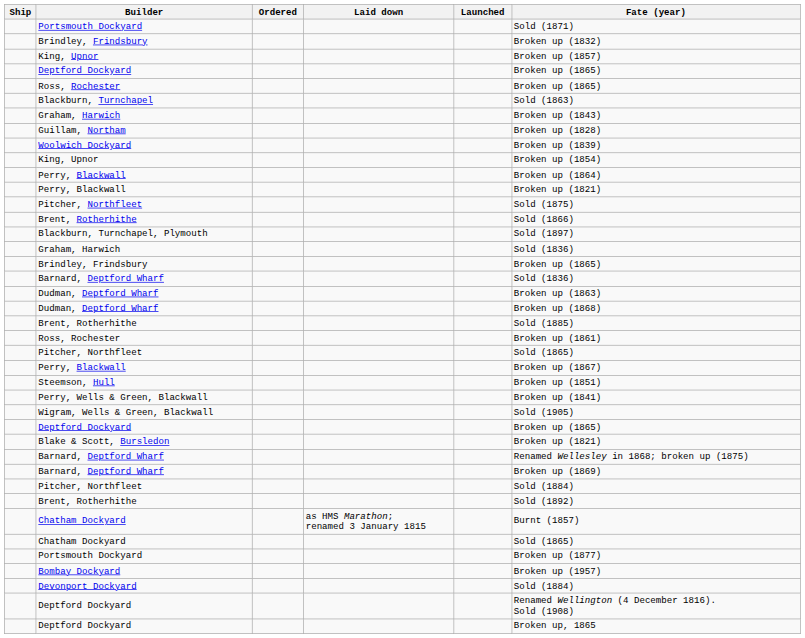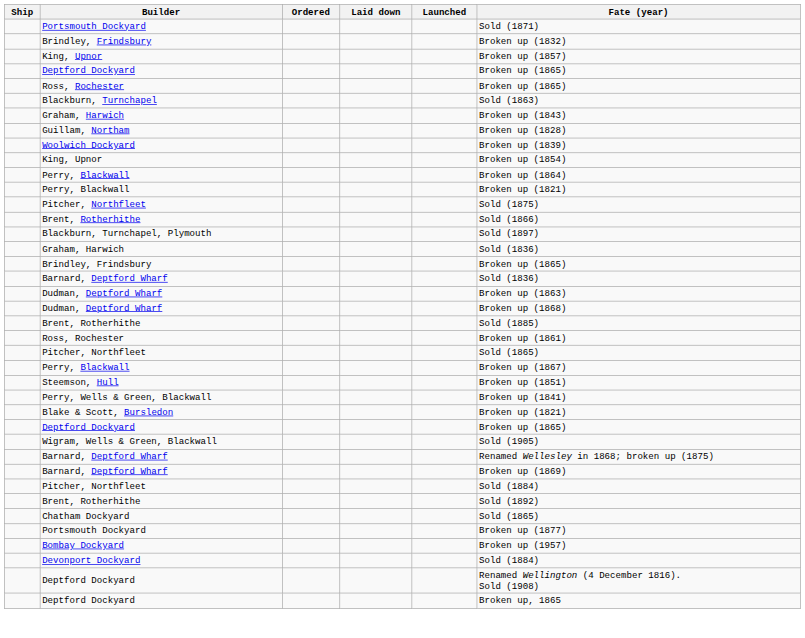rows swapped: (104, 442) <-> (126, 412)
- row: (82, 521)
